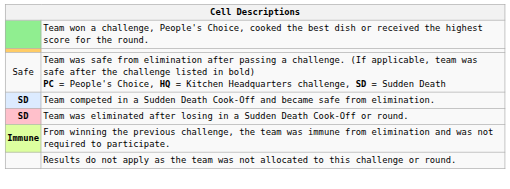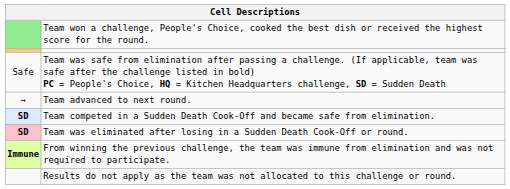+ row: (117, 100)
